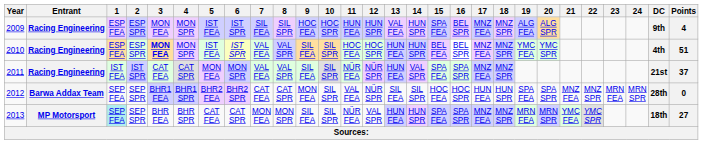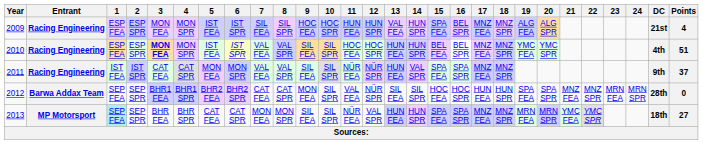(659, 28) 9th -> (659, 28) 21st
(659, 71) 21st -> (659, 71) 9th
